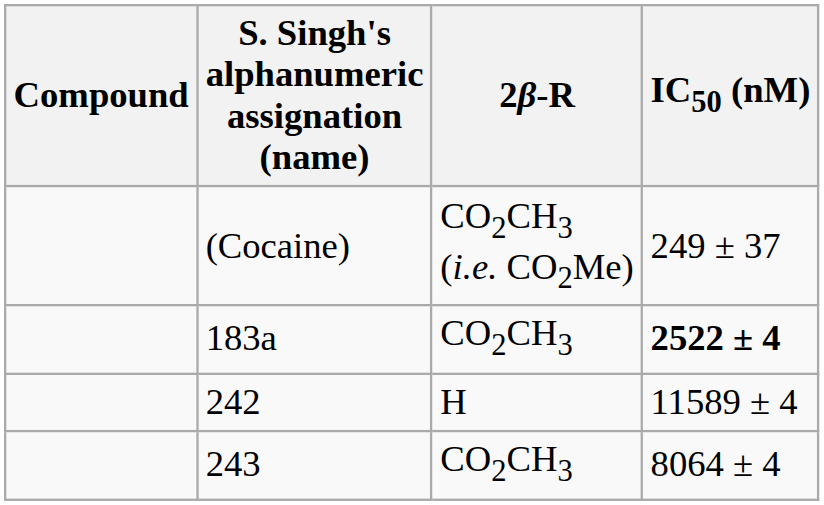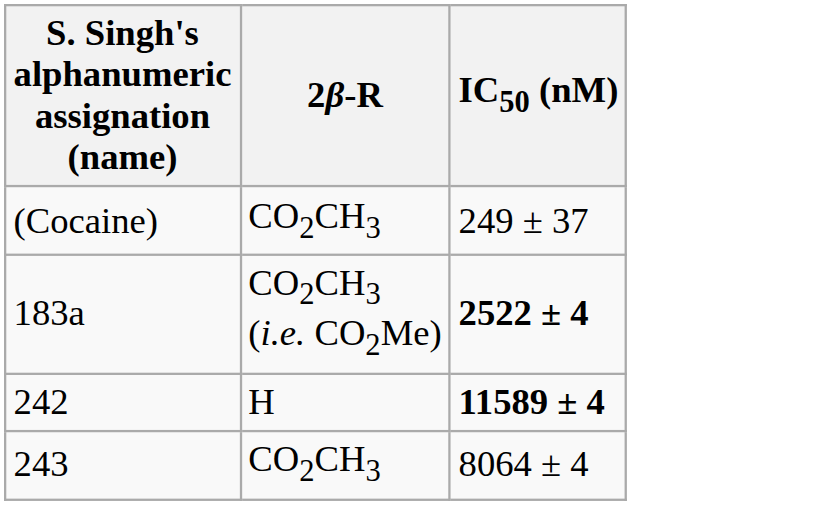- column: (101, 95)
(537, 245) CO2CH3 (i.e. CO2Me) -> (315, 220) CO2CH3
(507, 338) CO2CH3 -> (345, 313) CO2CH3 (i.e. CO2Me)
(724, 401) normal -> (532, 401) bold
